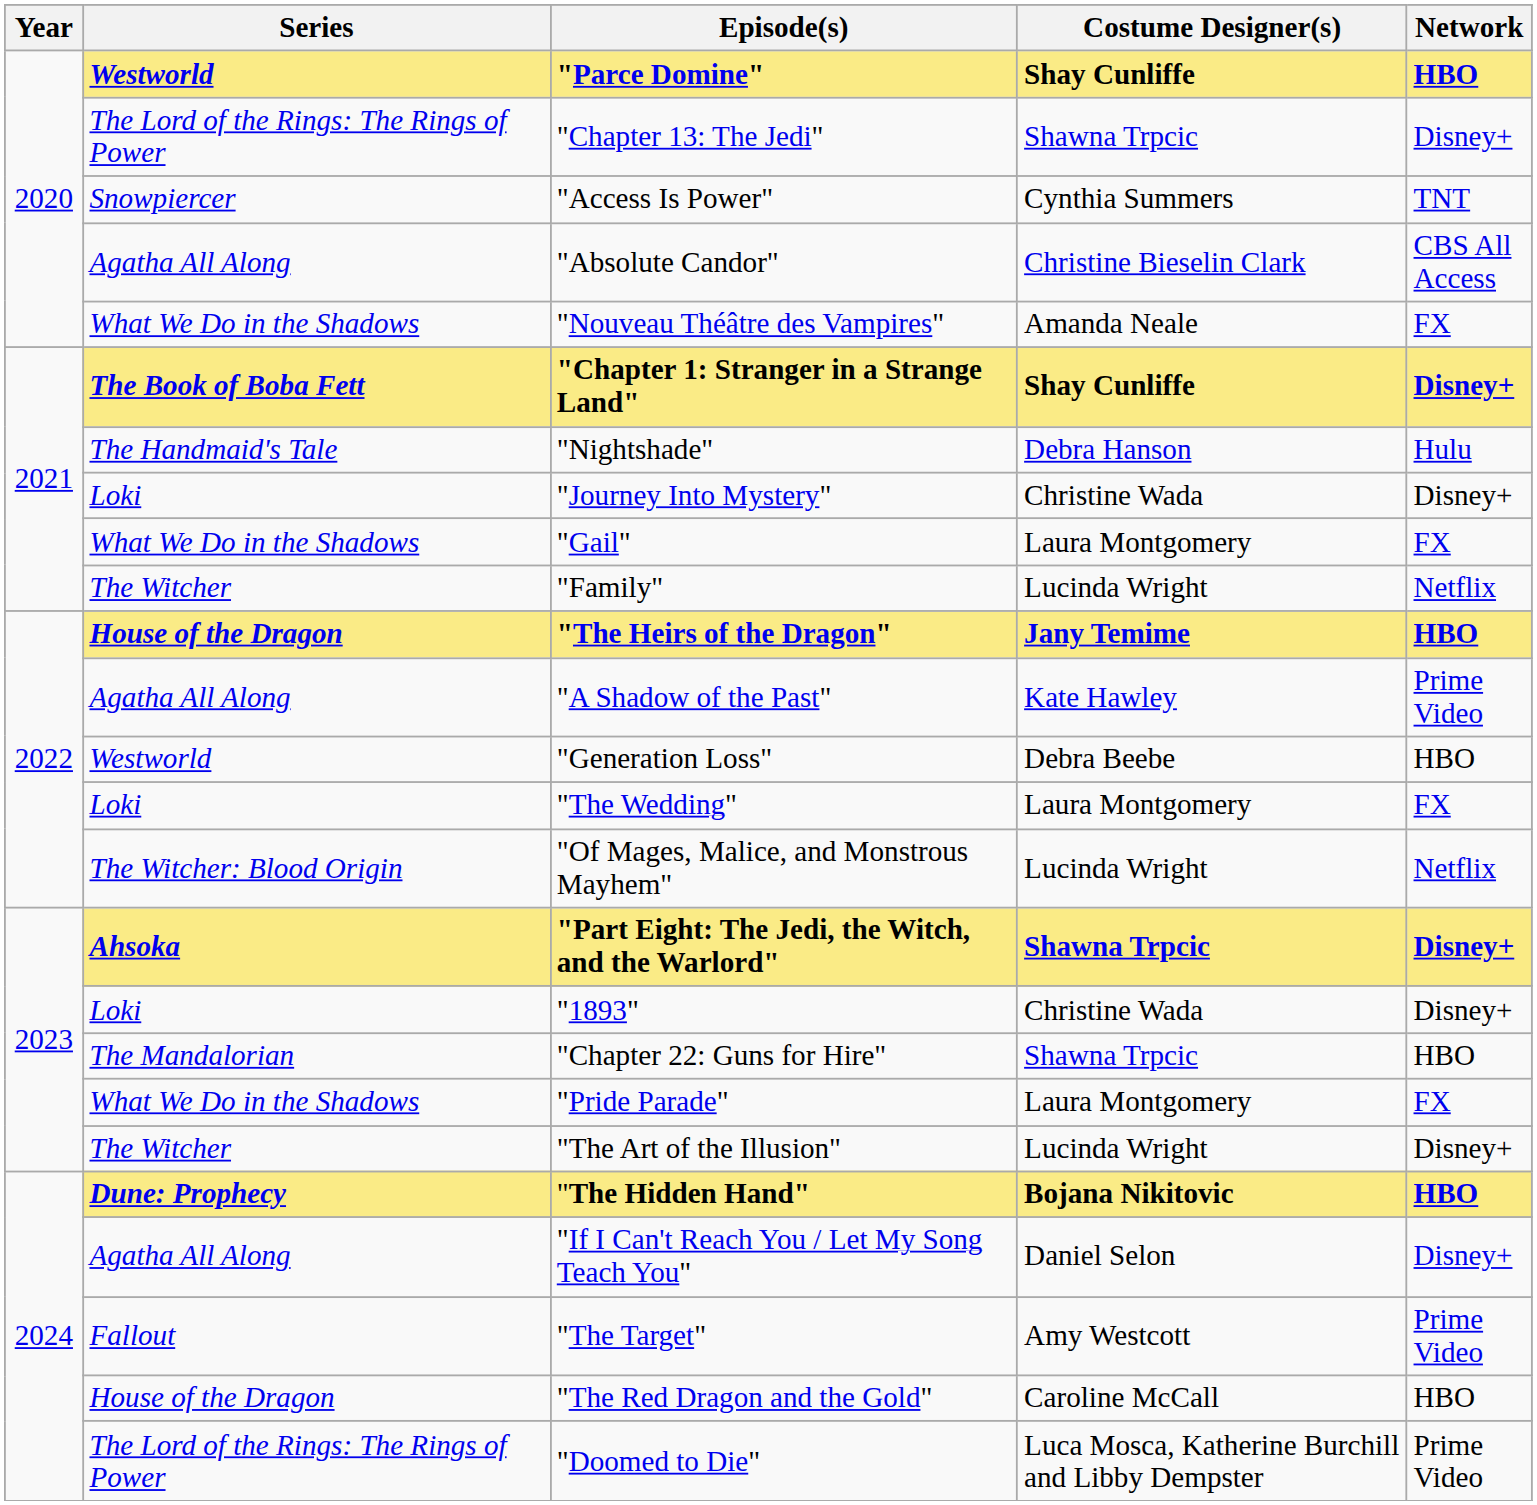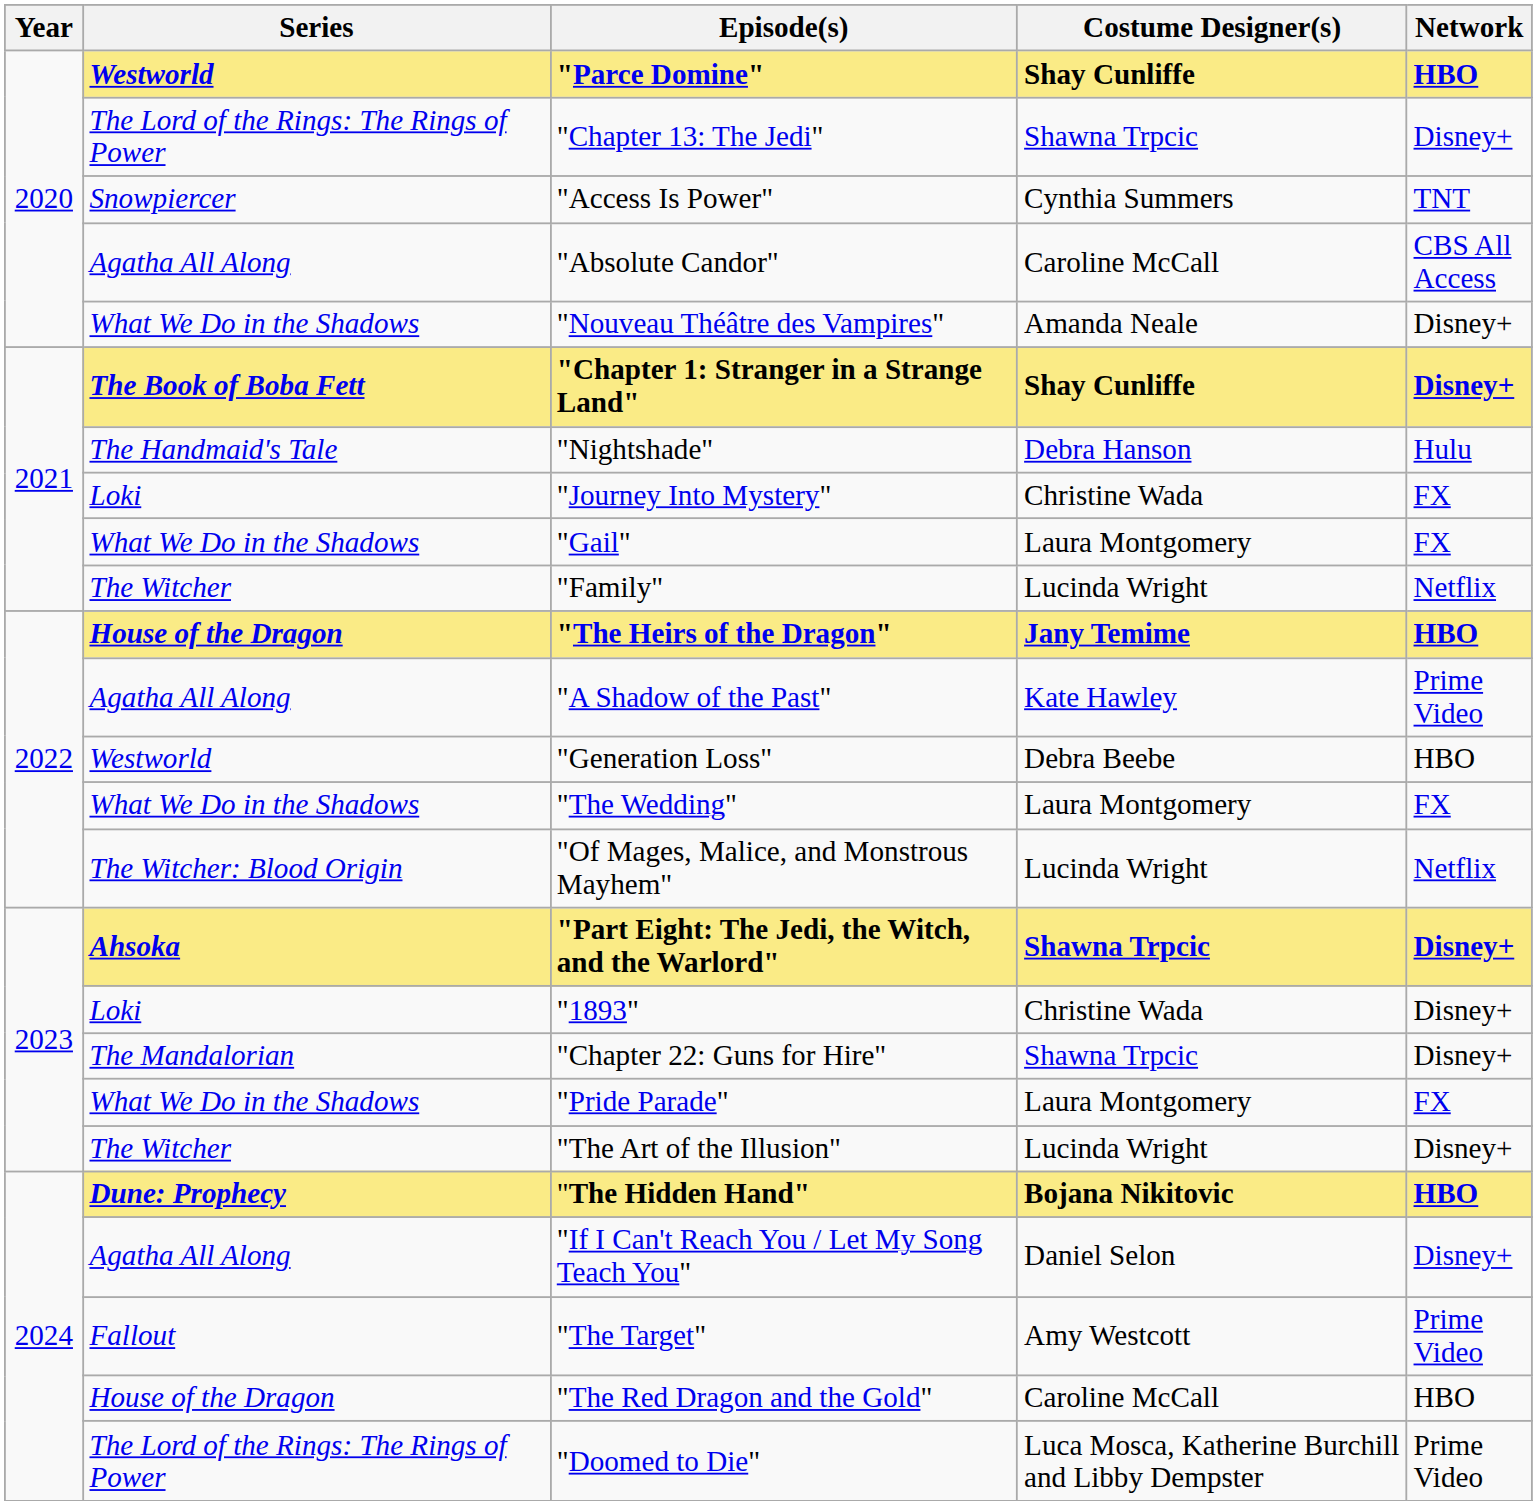(1165, 261) Christine Bieselin Clark -> (1122, 261) Caroline McCall
(1432, 324) FX -> (1463, 324) Disney+
(1463, 495) Disney+ -> (1432, 495) FX
(115, 805) Loki -> (254, 805) What We Do in the Shadows
(1444, 1055) HBO -> (1463, 1055) Disney+
